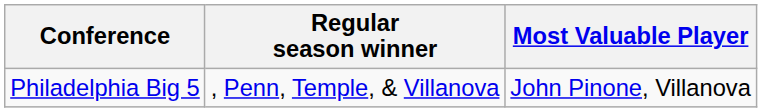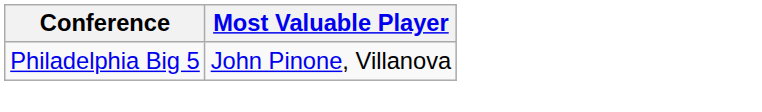- column: (355, 36)
